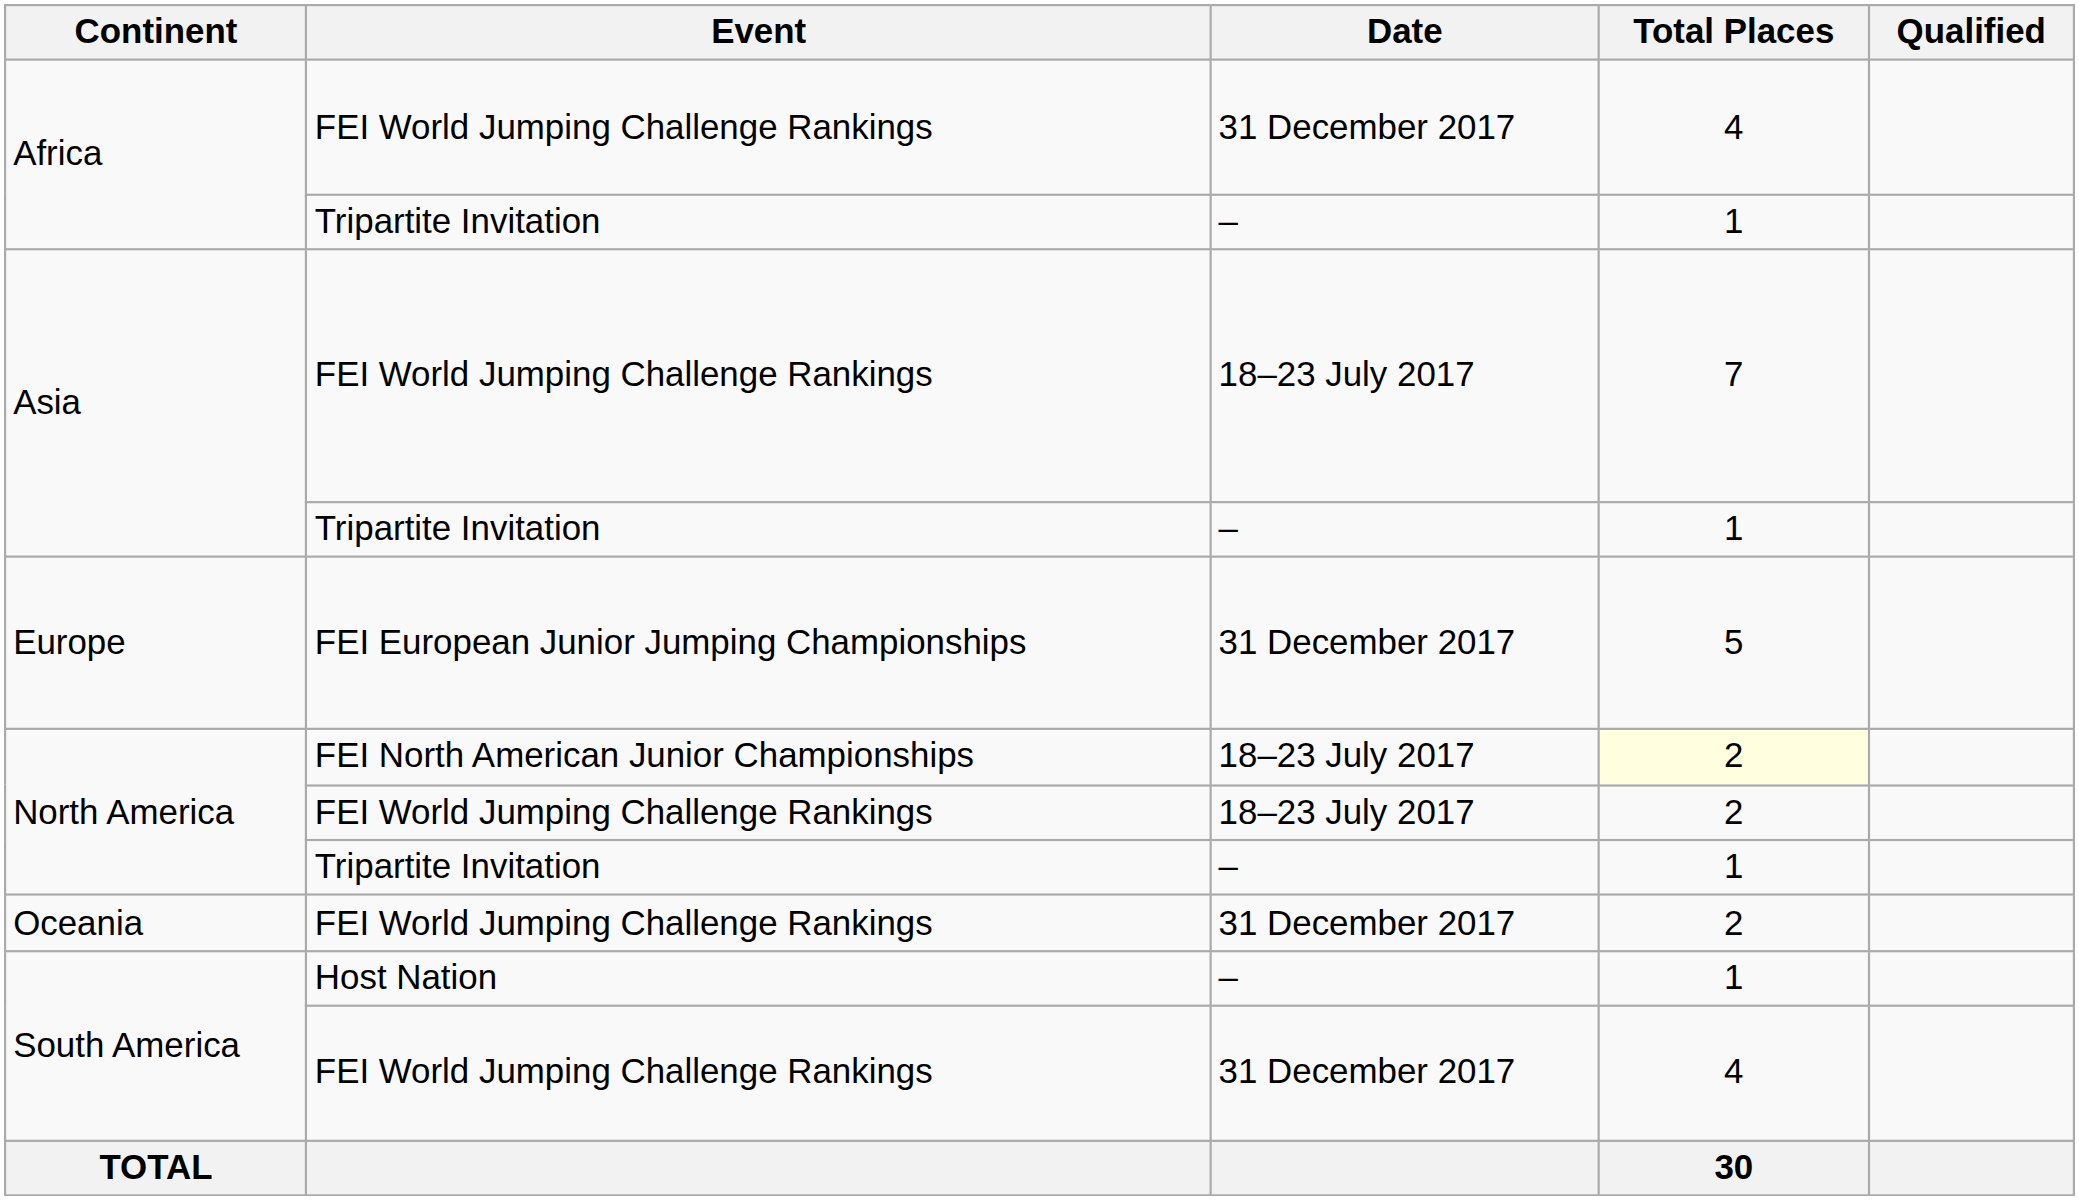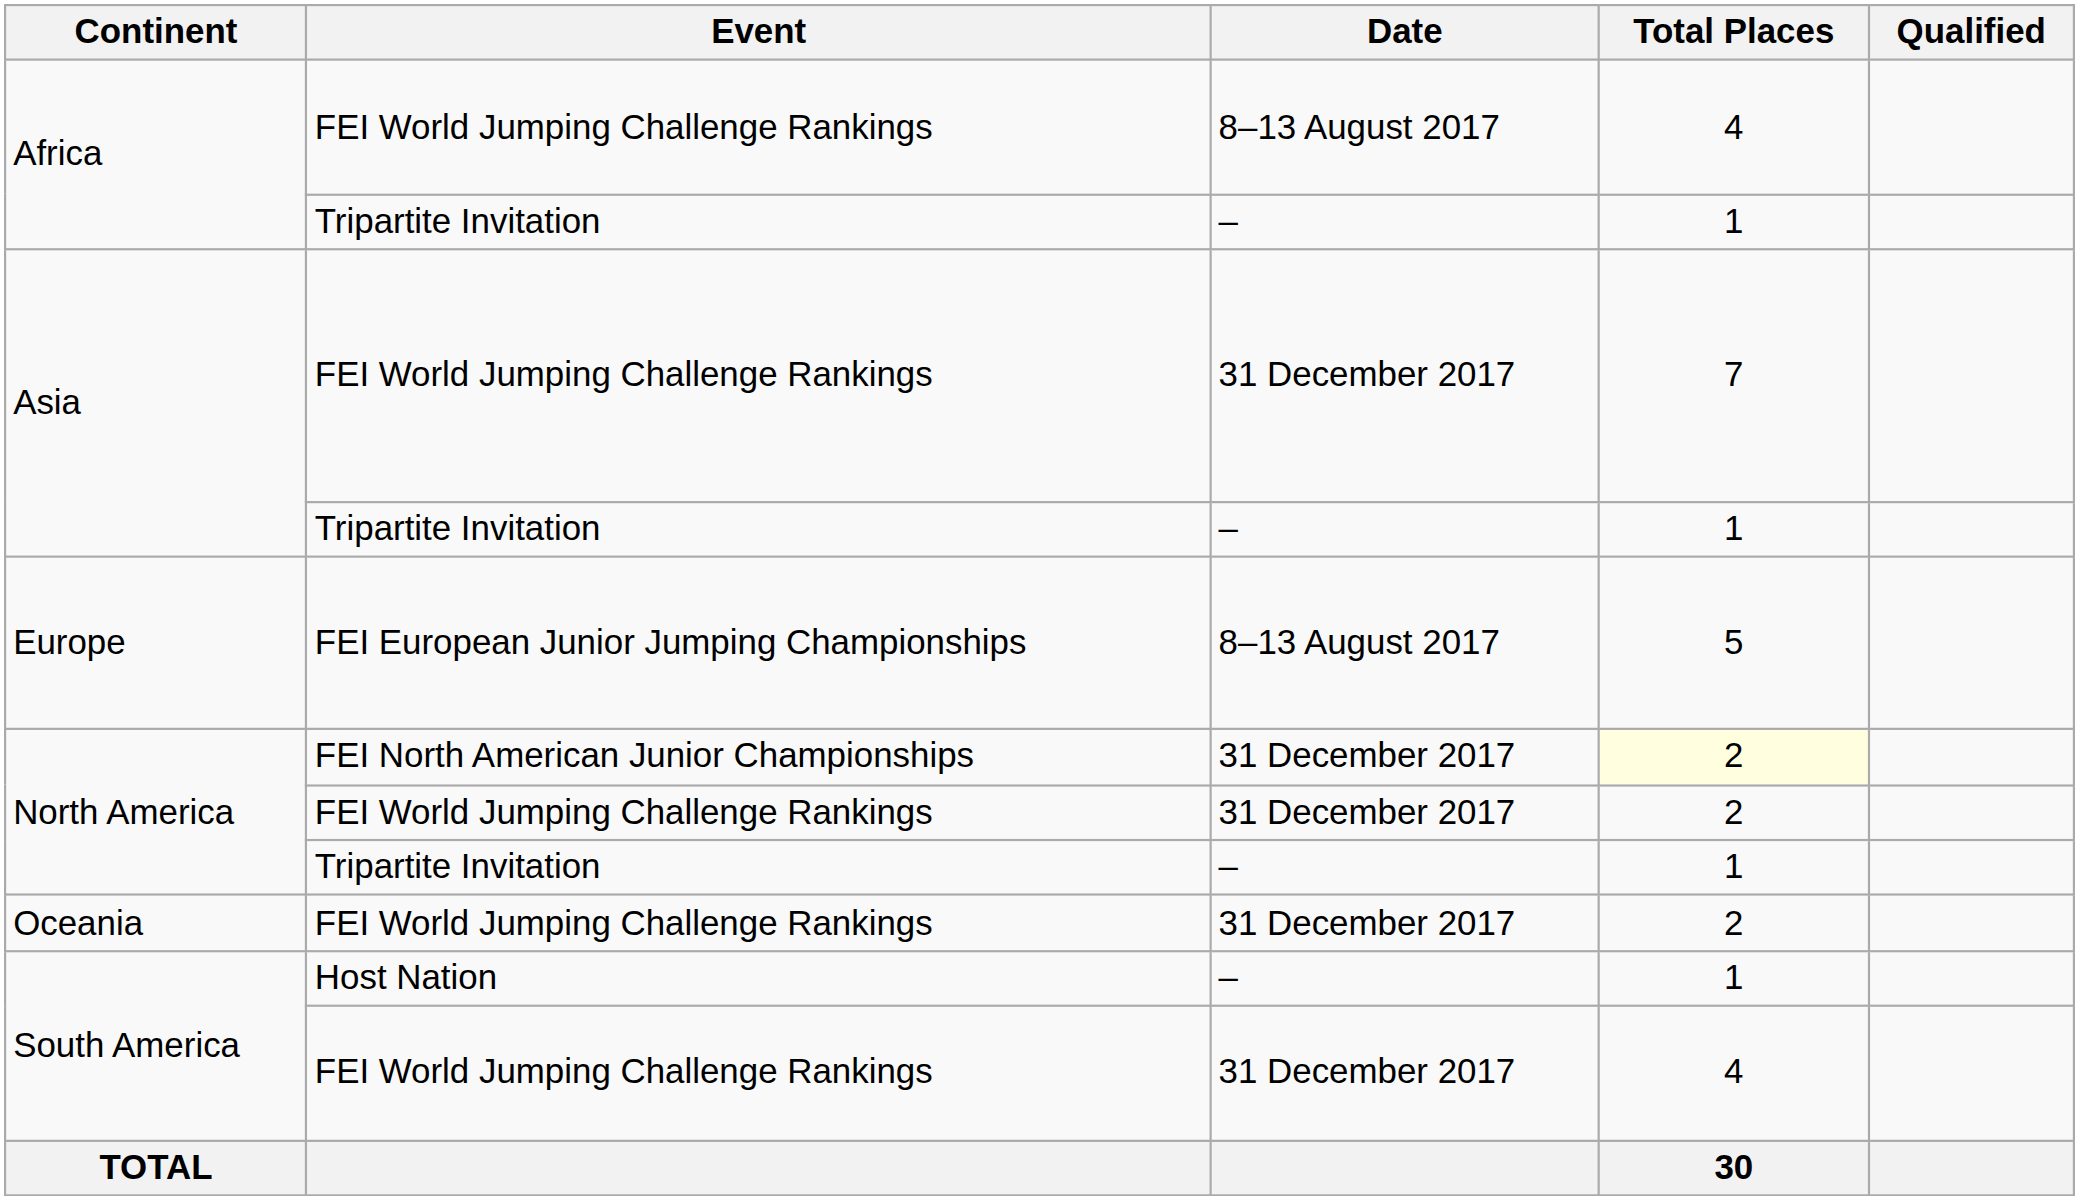(1367, 126) 31 December 2017 -> (1359, 126) 8–13 August 2017
(1347, 374) 18–23 July 2017 -> (1367, 374) 31 December 2017
(1367, 642) 31 December 2017 -> (1359, 642) 8–13 August 2017
(1347, 756) 18–23 July 2017 -> (1367, 756) 31 December 2017
(1347, 811) 18–23 July 2017 -> (1367, 811) 31 December 2017
